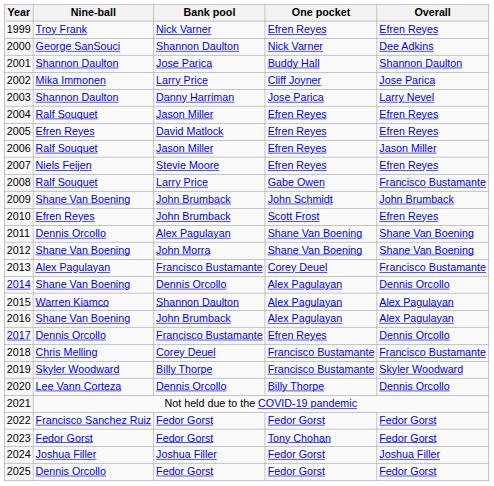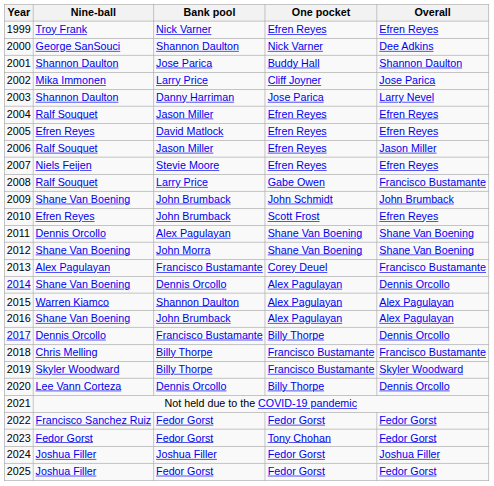(297, 336) Efren Reyes -> (296, 336) Billy Thorpe
(186, 353) Corey Deuel -> (184, 353) Billy Thorpe
(71, 472) Dennis Orcollo -> (66, 472) Joshua Filler
